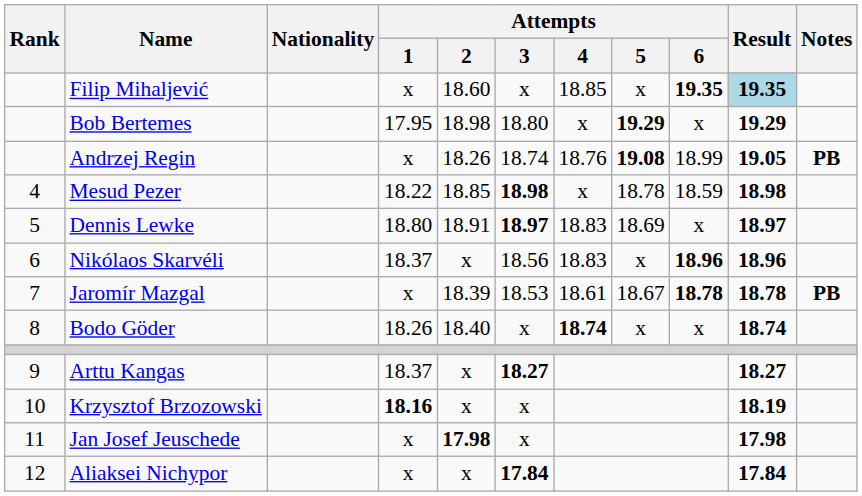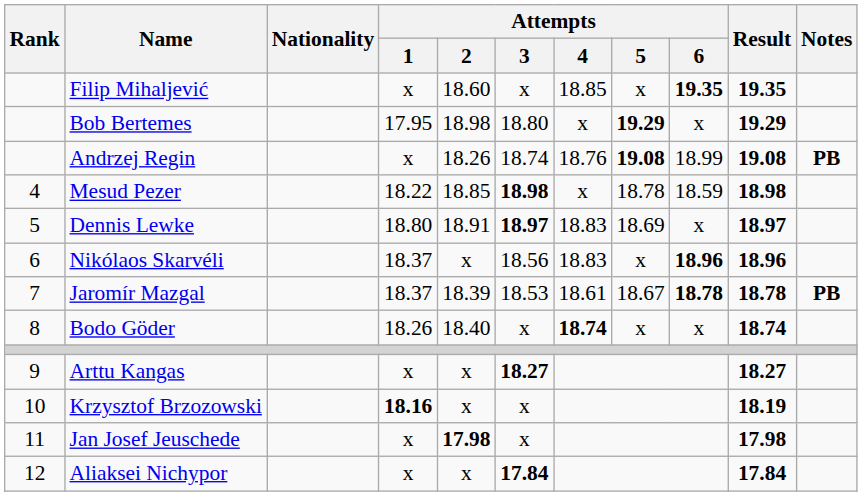(762, 89) lightblue background -> (762, 89) no background
(762, 157) 19.05 -> (762, 157) 19.08
(408, 293) x -> (408, 293) 18.37
(408, 371) 18.37 -> (408, 371) x
